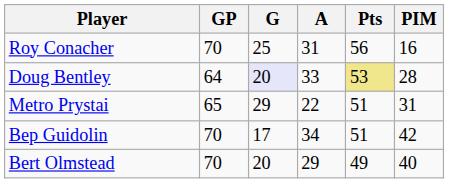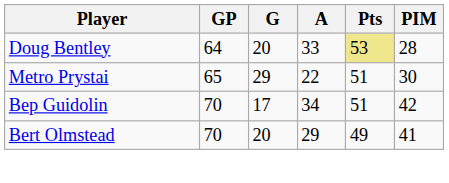- row: (61, 47)
(262, 76) lavender background -> (262, 47) no background
(408, 105) 31 -> (408, 76) 30
(408, 163) 40 -> (408, 134) 41
